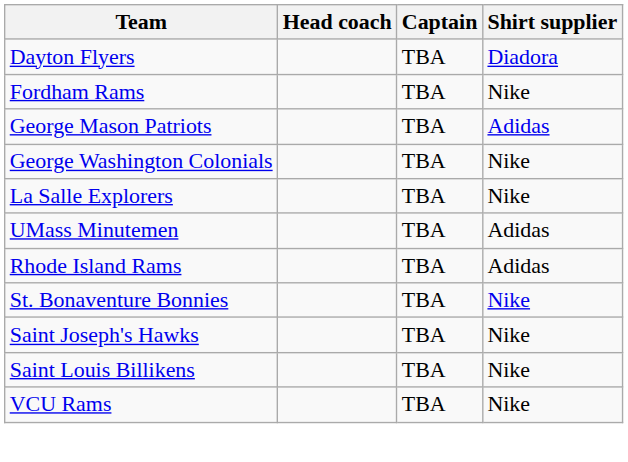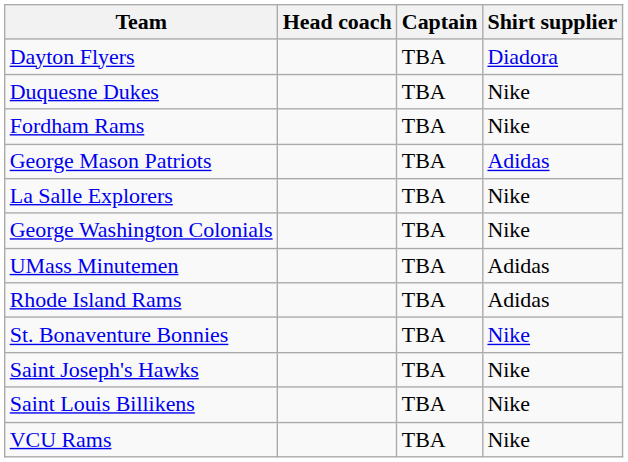+ row: (84, 91)
rows swapped: (141, 160) <-> (91, 195)
